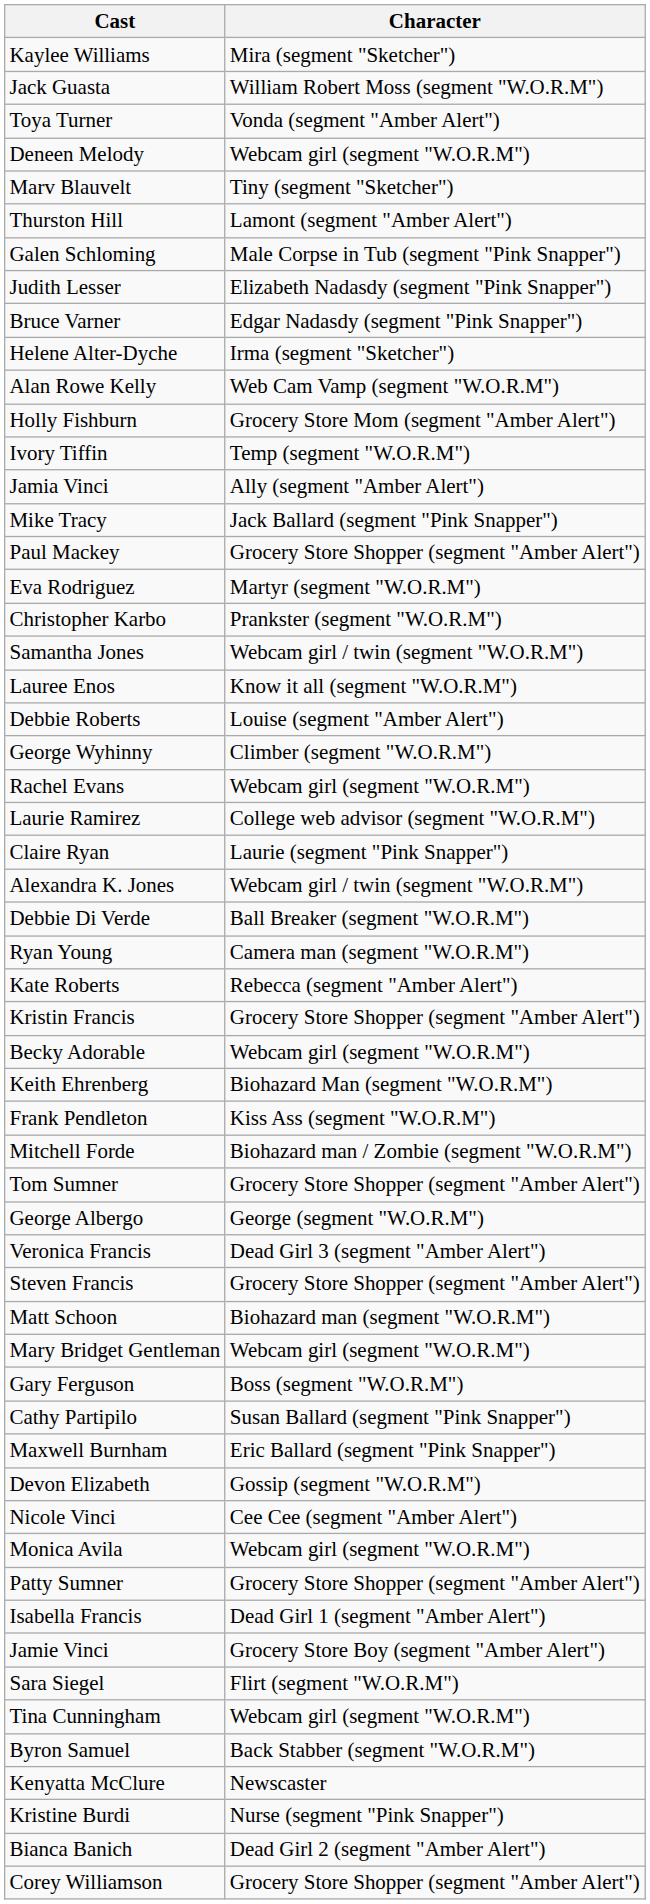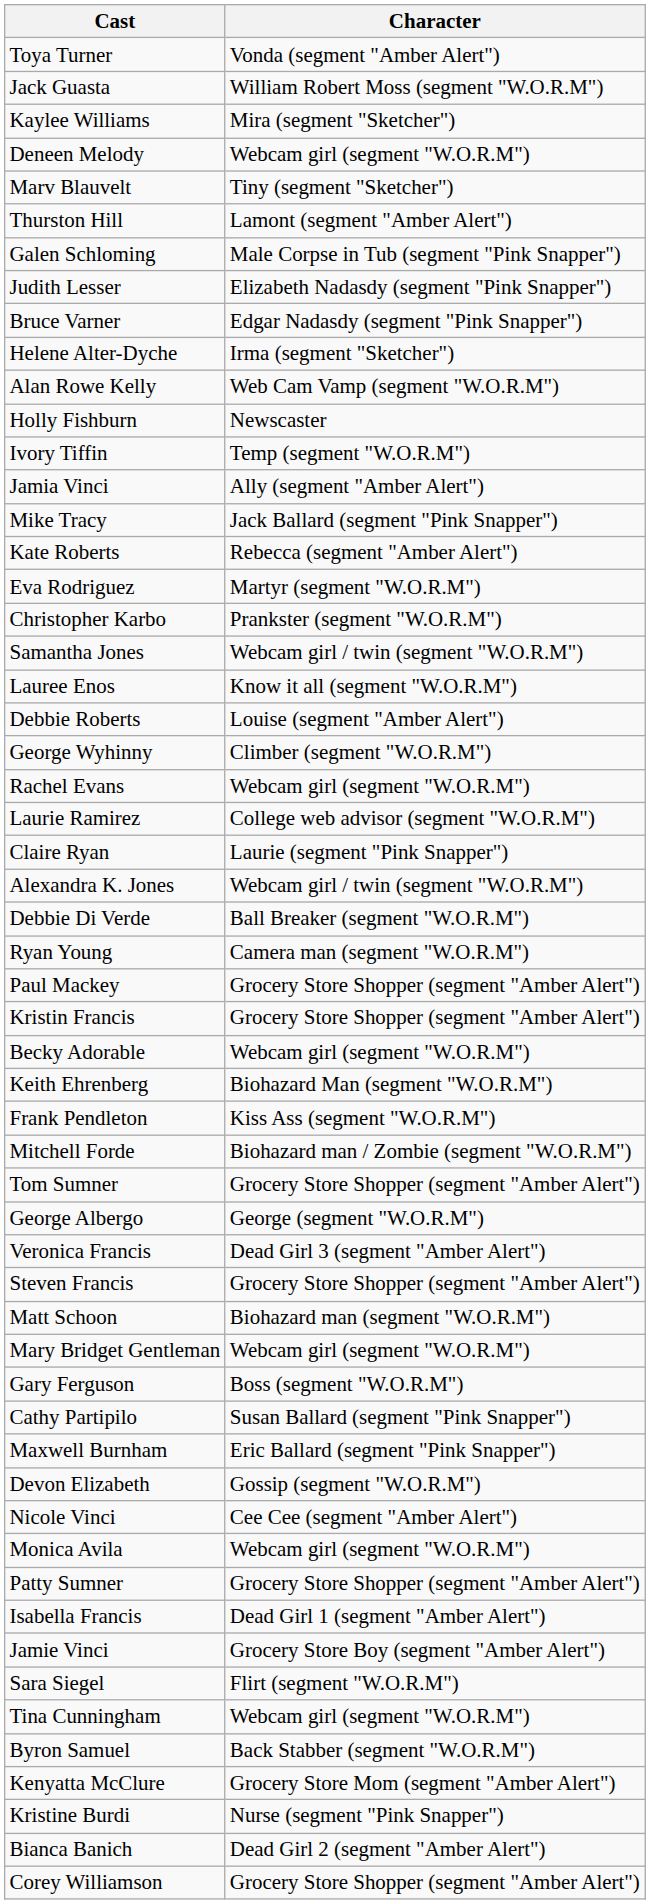rows swapped: (80, 54) <-> (61, 120)
(423, 420) Grocery Store Mom (segment "Amber Alert") -> (278, 420) Newscaster
rows swapped: (64, 985) <-> (64, 552)
(278, 1782) Newscaster -> (423, 1782) Grocery Store Mom (segment "Amber Alert")
